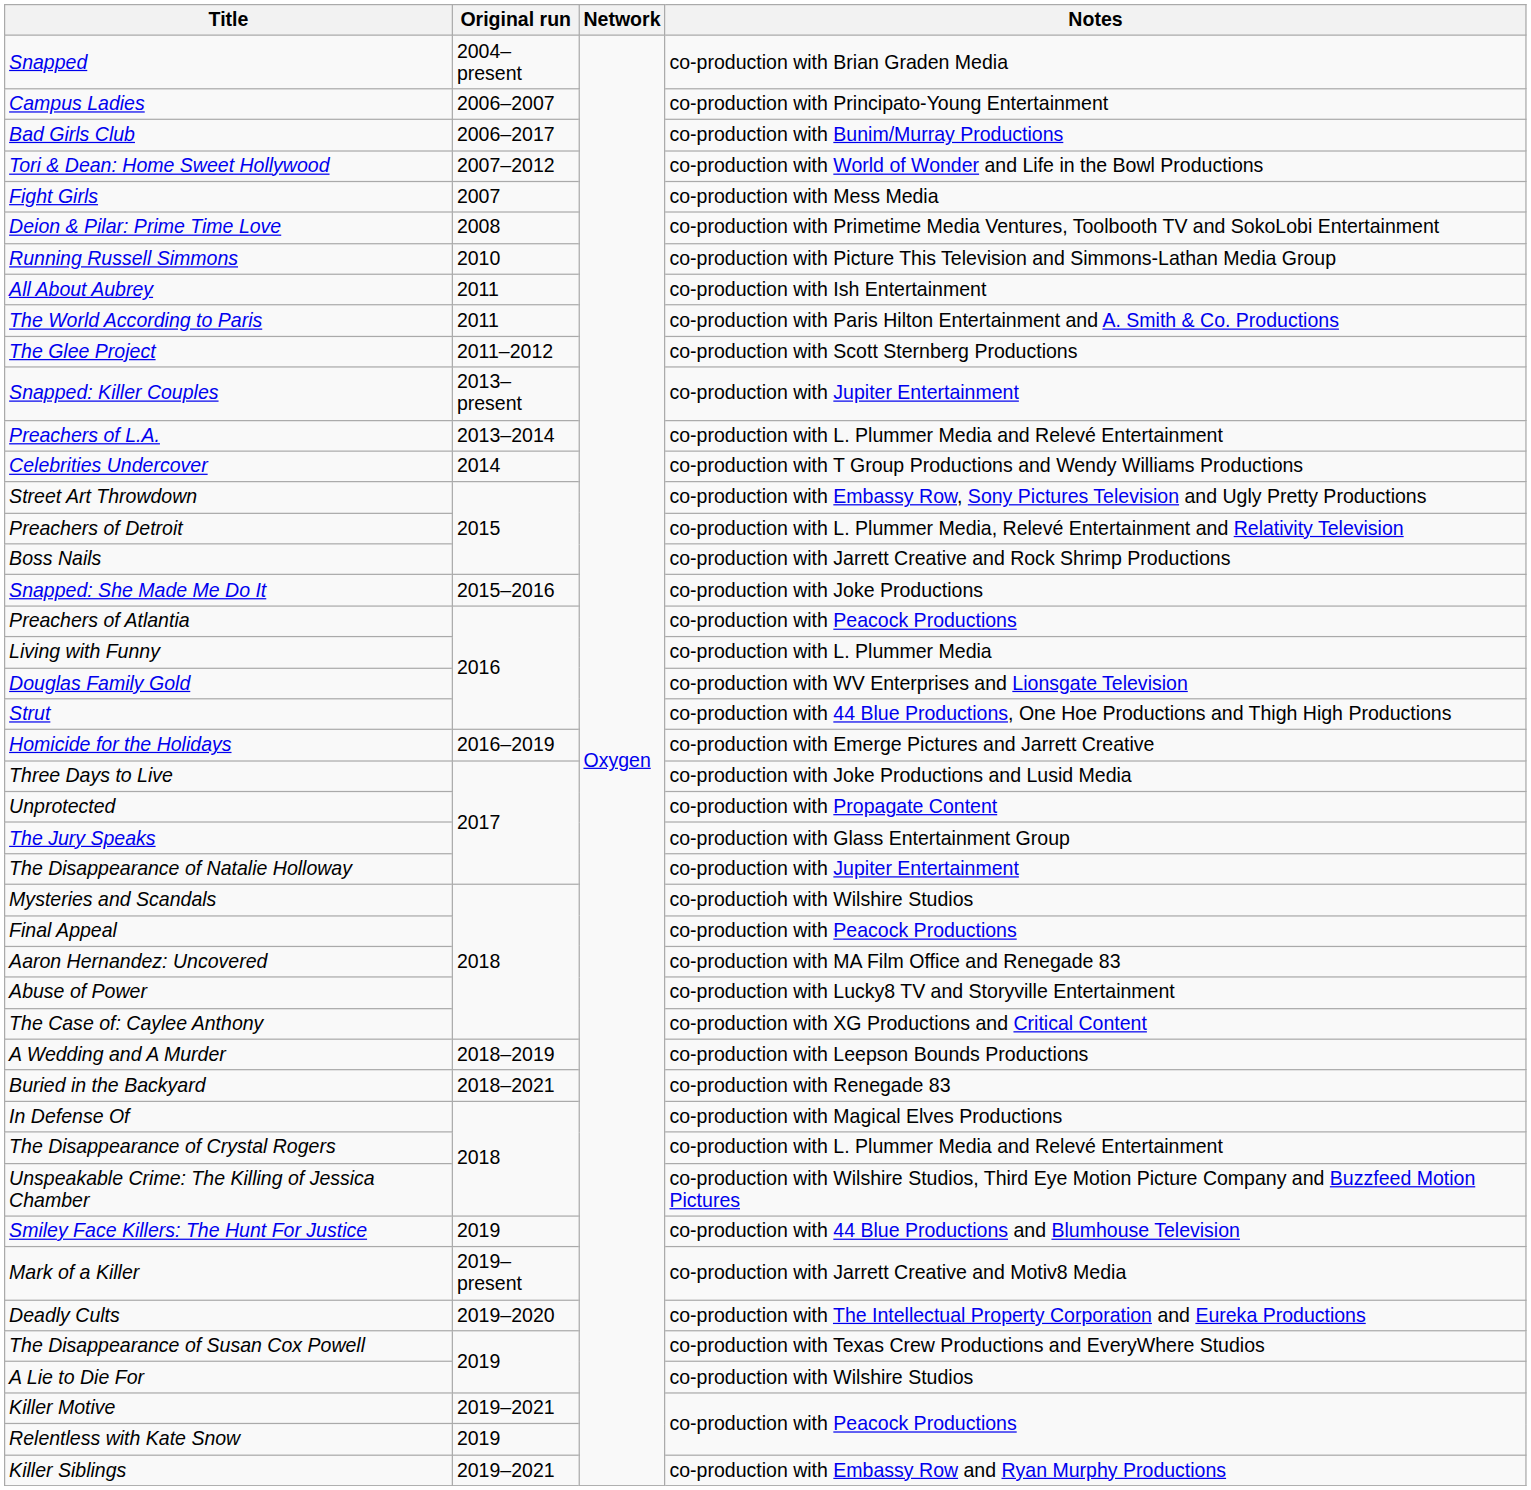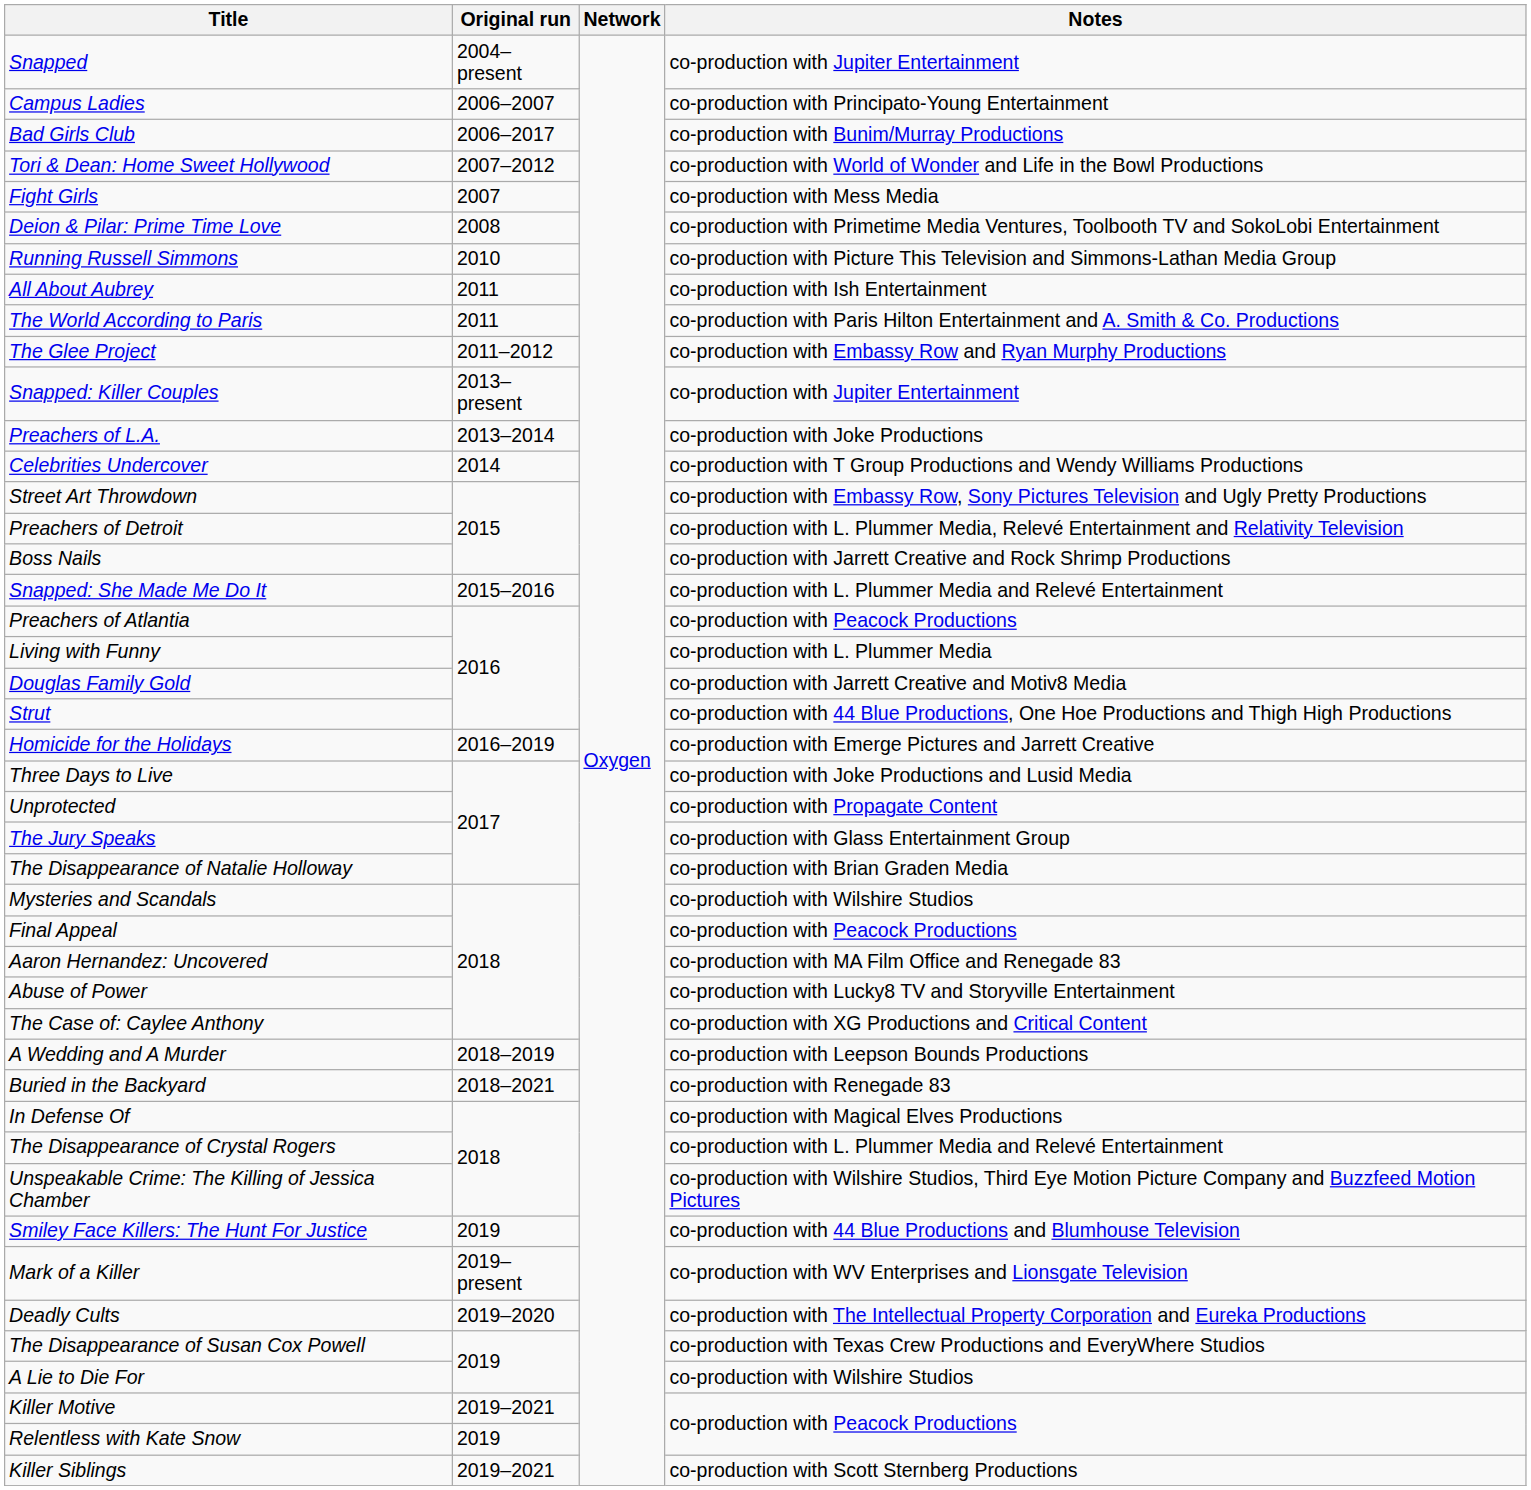(839, 61) co-production with Brian Graden Media -> (844, 61) co-production with Jupiter Entertainment
(873, 351) co-production with Scott Sternberg Productions -> (948, 351) co-production with Embassy Row and Ryan Murphy Productions
(946, 435) co-production with L. Plummer Media and Relevé Entertainment -> (826, 435) co-production with Joke Productions
(826, 590) co-production with Joke Productions -> (946, 590) co-production with L. Plummer Media and Relevé Entertainment
(929, 683) co-production with WV Enterprises and Lionsgate Television -> (898, 683) co-production with Jarrett Creative and Motiv8 Media
(844, 868) co-production with Jupiter Entertainment -> (839, 868) co-production with Brian Graden Media
(898, 1273) co-production with Jarrett Creative and Motiv8 Media -> (929, 1273) co-production with WV Enterprises and Lionsgate Television
(948, 1469) co-production with Embassy Row and Ryan Murphy Productions -> (873, 1469) co-production with Scott Sternberg Productions
